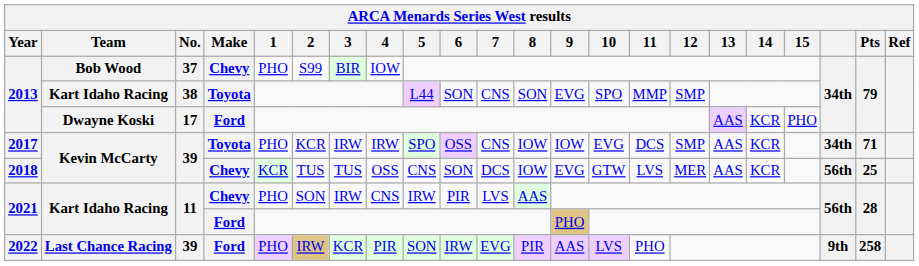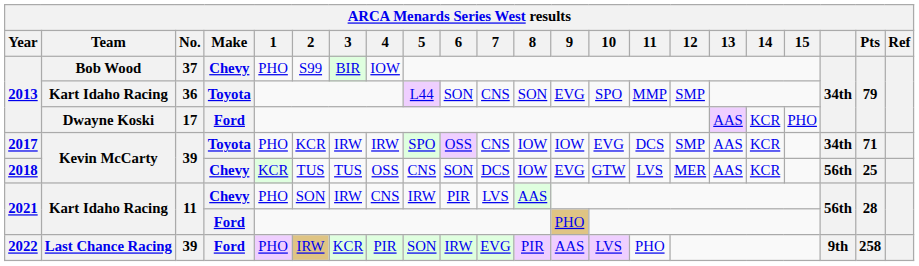(190, 93) 38 -> (190, 93) 36
